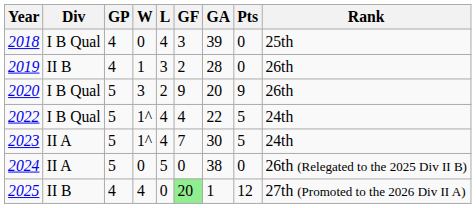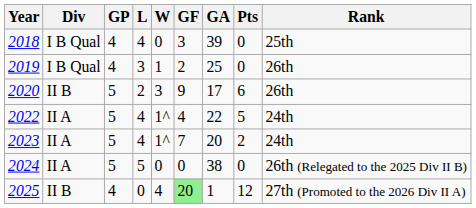columns swapped: (145, 16) <-> (165, 16)
(59, 66) II B -> (74, 66) I B Qual
(214, 66) 28 -> (214, 66) 25
(74, 91) I B Qual -> (59, 91) II B
(214, 91) 20 -> (214, 91) 17
(241, 91) 9 -> (241, 91) 6
(74, 116) I B Qual -> (59, 116) II A
(214, 141) 30 -> (214, 141) 20
(241, 141) 5 -> (241, 141) 2
